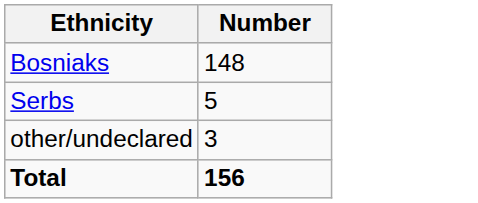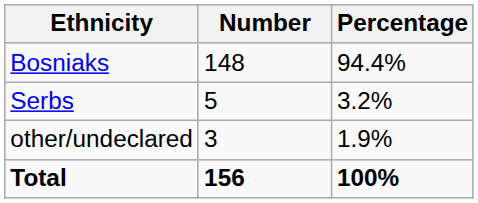+ column: (402, 23)
